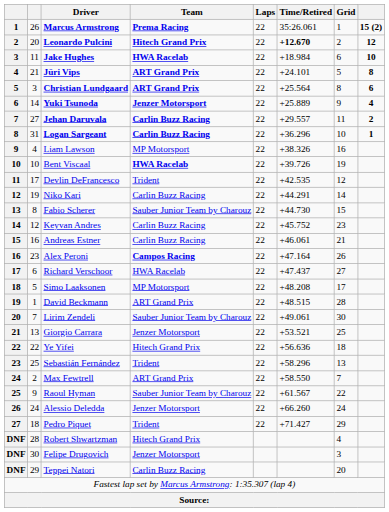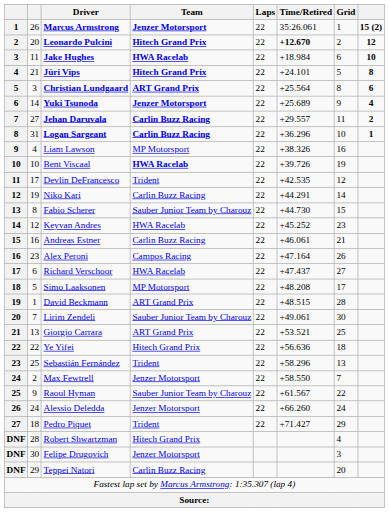(160, 26) Prema Racing -> (169, 26) Jenzer Motorsport
(166, 72) ART Grand Prix -> (169, 72) Hitech Grand Prix
(295, 103) +25.889 -> (295, 103) +25.689
(169, 225) Carlin Buzz Racing -> (159, 225) HWA Racelab
(295, 225) +45.752 -> (295, 225) +45.252
(164, 255) bold -> (162, 255) normal
(166, 332) Jenzer Motorsport -> (163, 332) ART Grand Prix
(163, 377) ART Grand Prix -> (166, 377) Jenzer Motorsport
